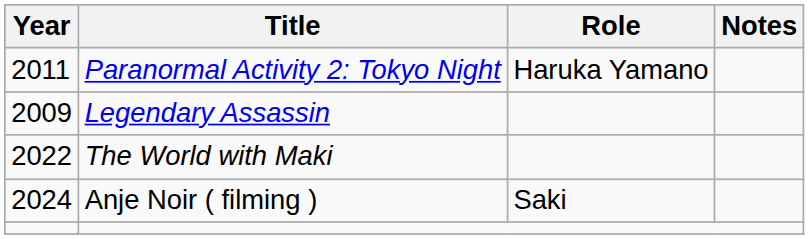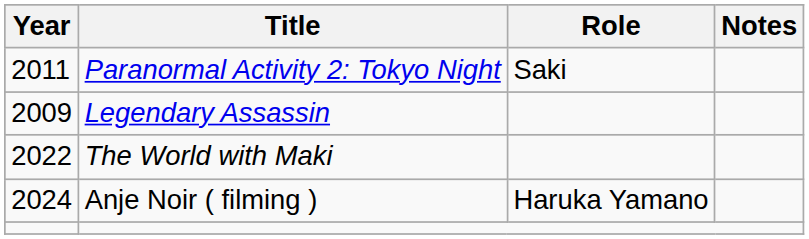(611, 69) Haruka Yamano -> (540, 69) Saki
(540, 199) Saki -> (611, 199) Haruka Yamano
